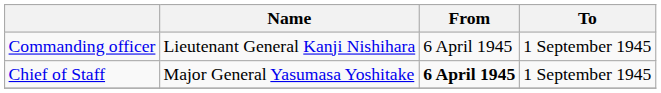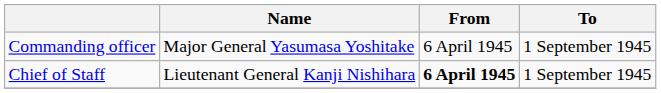(289, 46) Lieutenant General Kanji Nishihara -> (289, 46) Major General Yasumasa Yoshitake
(289, 74) Major General Yasumasa Yoshitake -> (289, 74) Lieutenant General Kanji Nishihara
